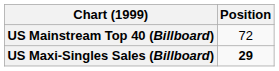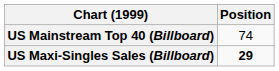(246, 35) 72 -> (246, 35) 74
